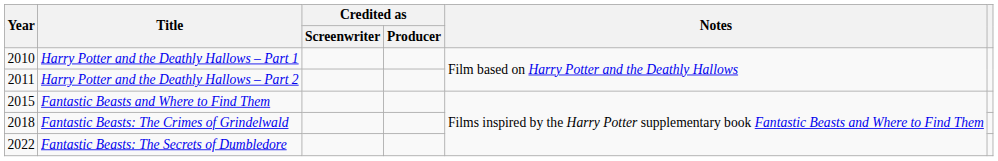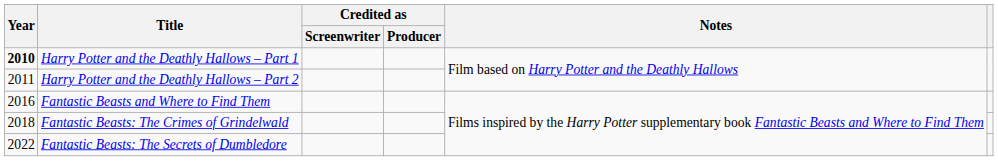(21, 58) normal -> (21, 58) bold
(21, 101) 2015 -> (21, 101) 2016
